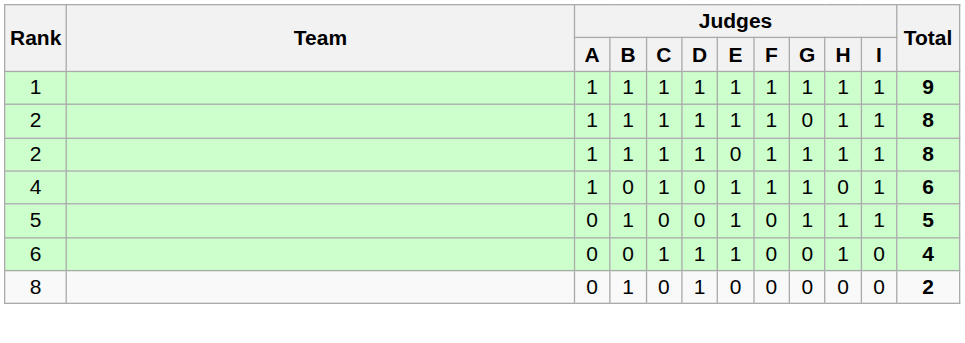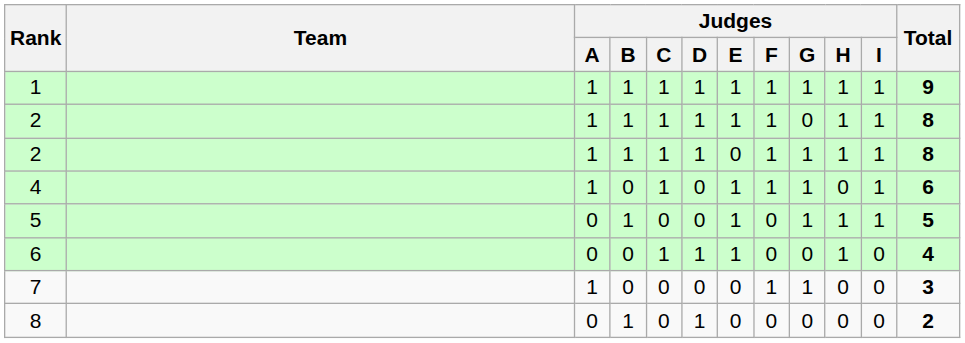+ row: (36, 287)
